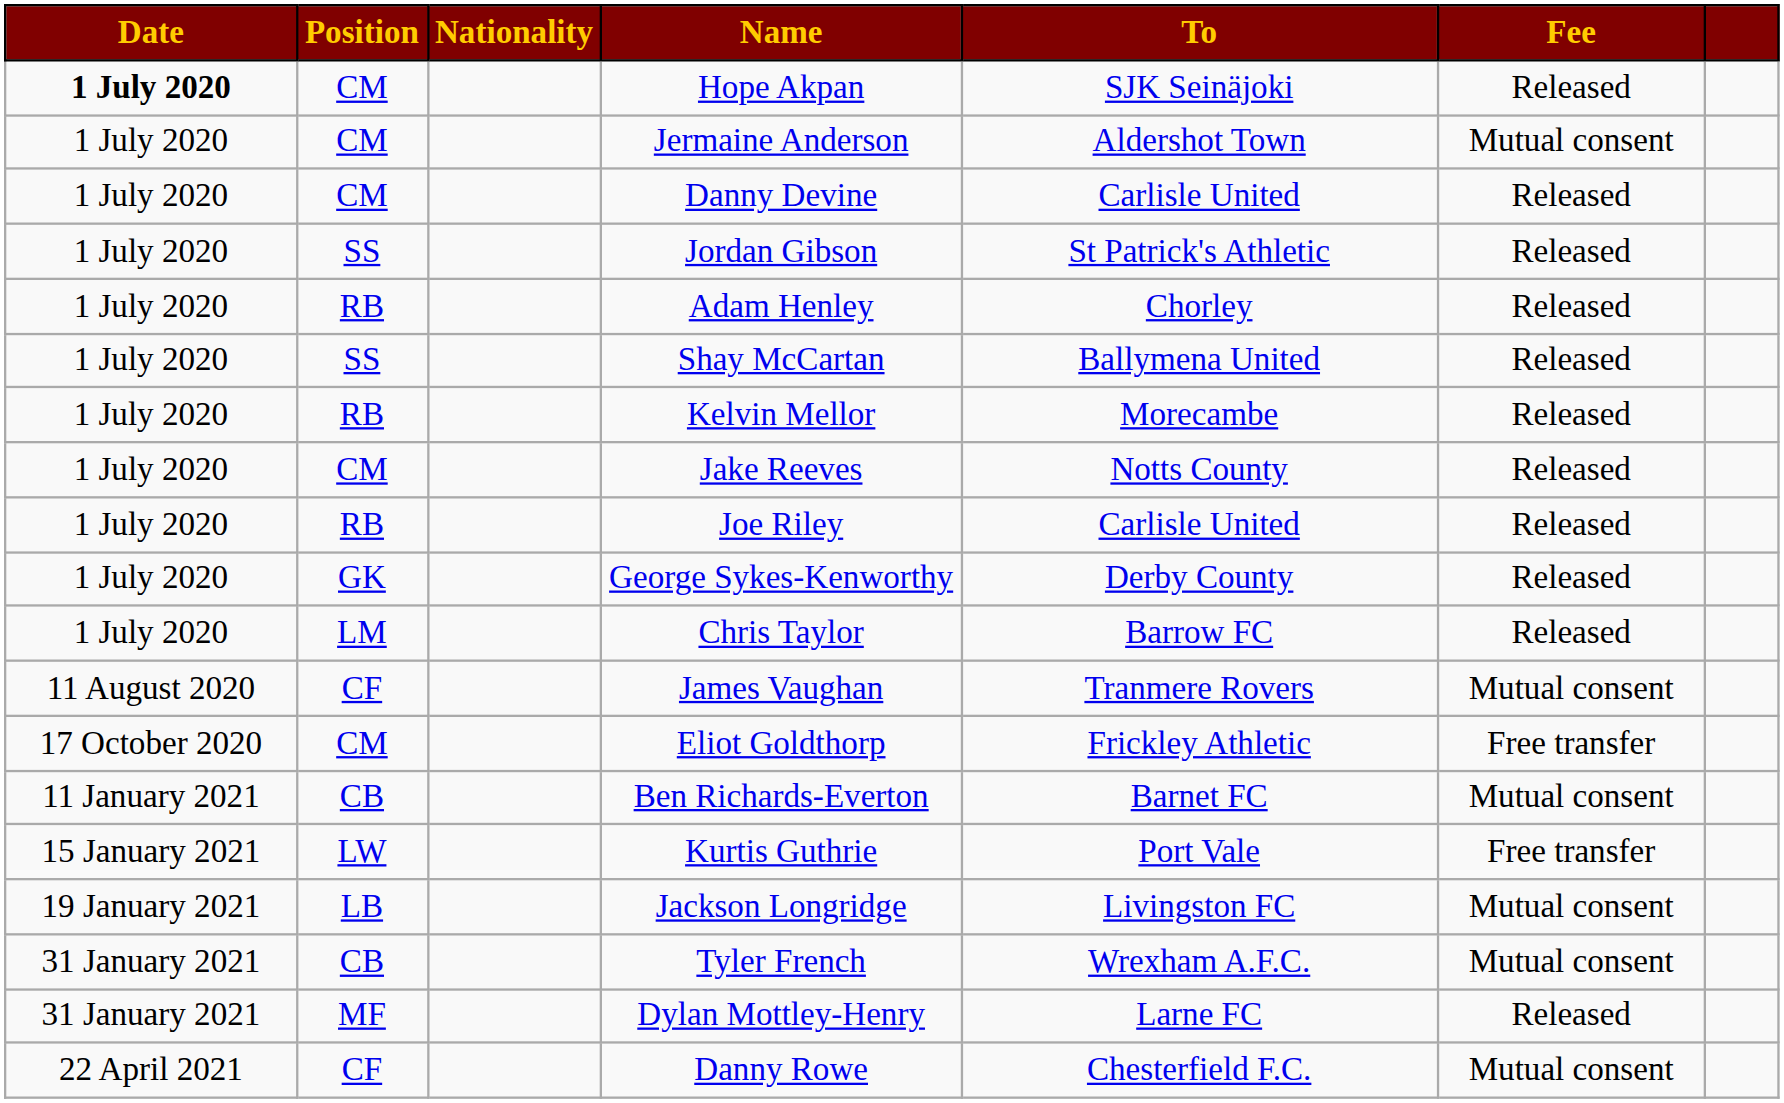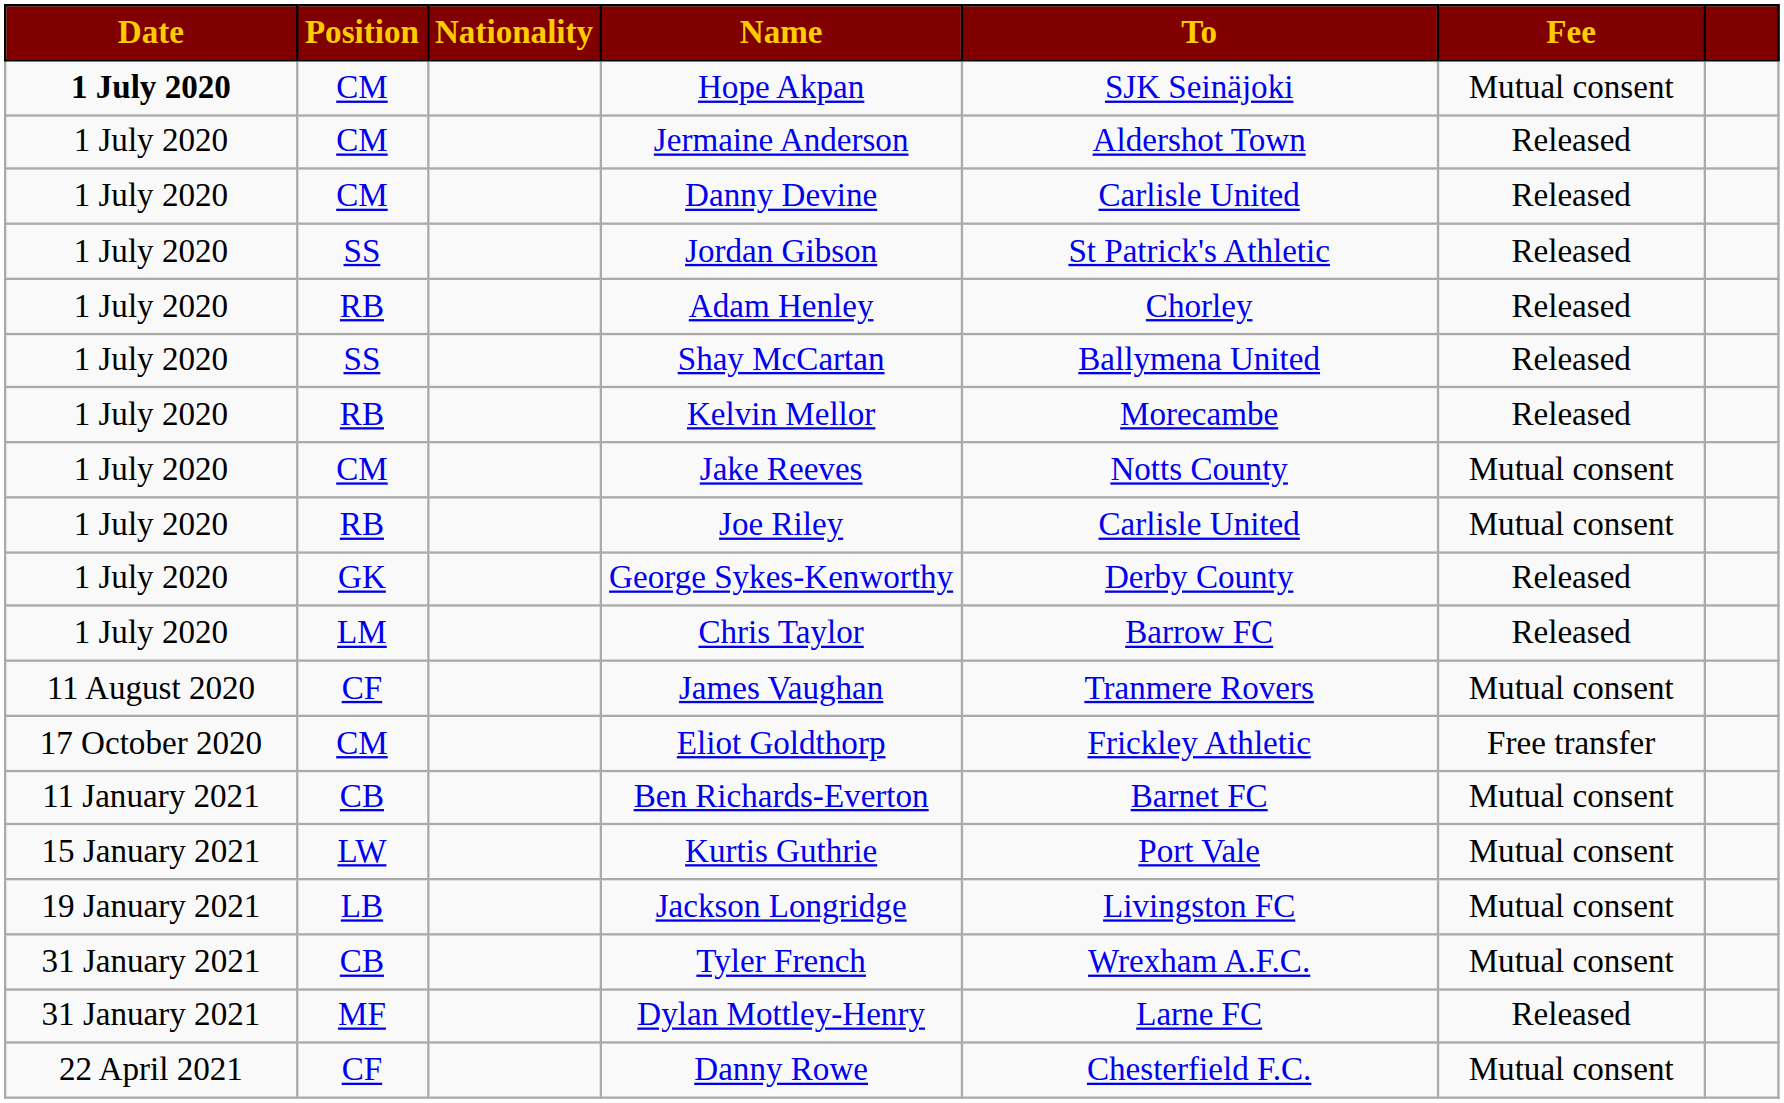(1571, 86) Released -> (1571, 86) Mutual consent
(1571, 141) Mutual consent -> (1571, 141) Released
(1571, 469) Released -> (1571, 469) Mutual consent
(1571, 523) Released -> (1571, 523) Mutual consent
(1571, 851) Free transfer -> (1571, 851) Mutual consent
